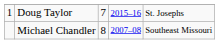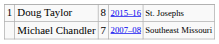(103, 13) 7 -> (103, 13) 8
(103, 30) 8 -> (103, 30) 7
